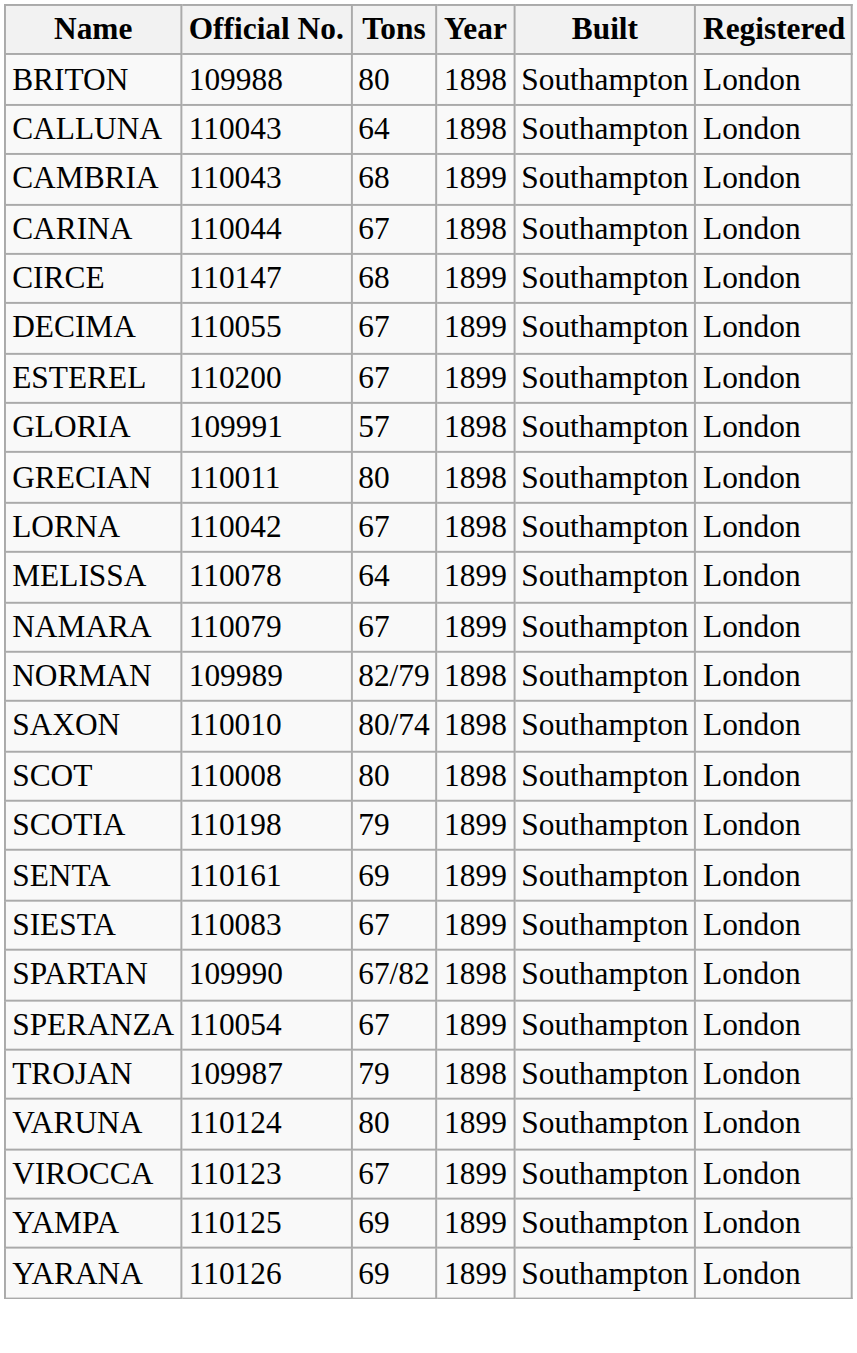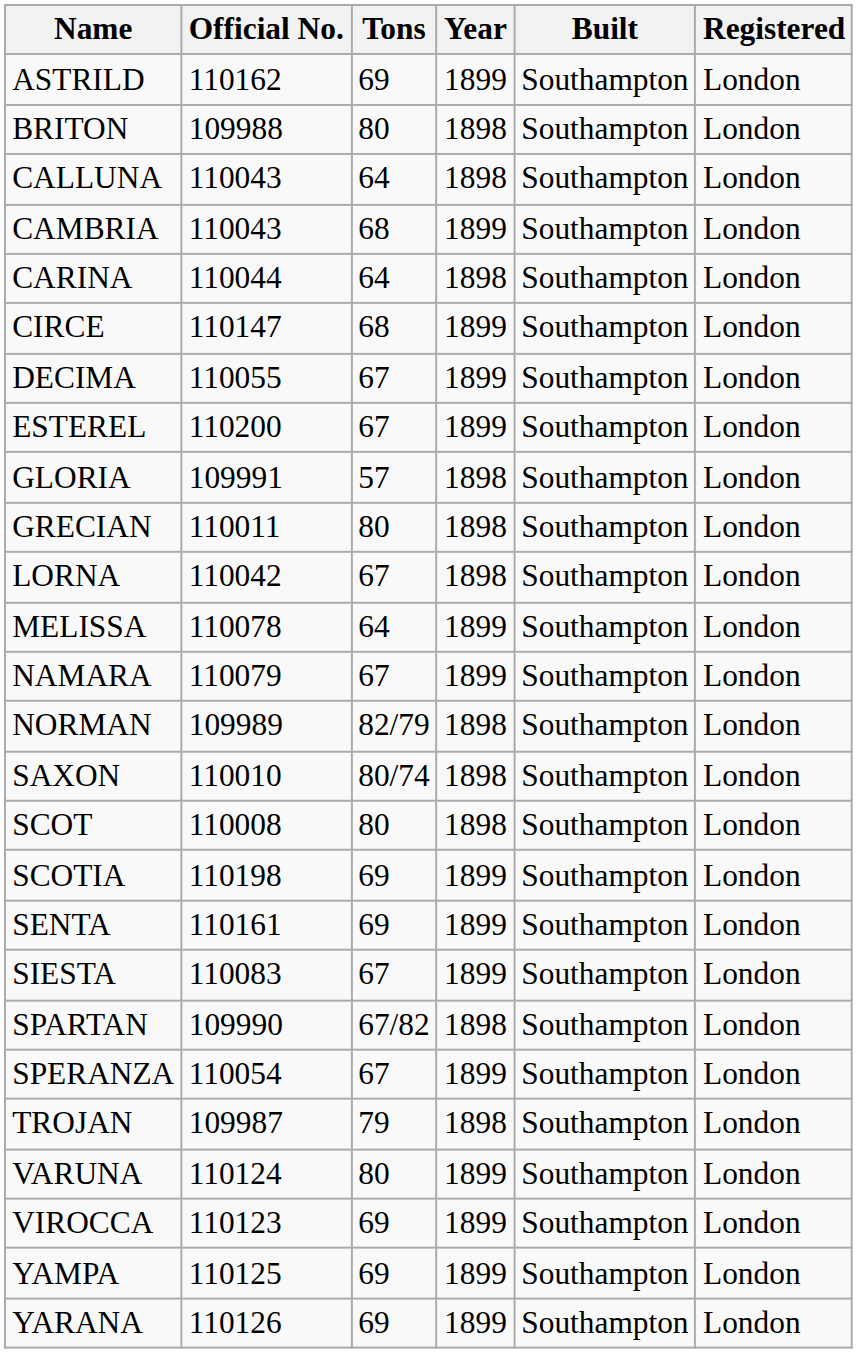+ row: (78, 79)
(374, 228) 67 -> (374, 278) 64
(374, 825) 79 -> (374, 874) 69
(374, 1173) 67 -> (374, 1223) 69
